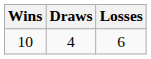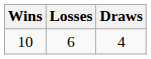columns swapped: (121, 16) <-> (71, 16)
